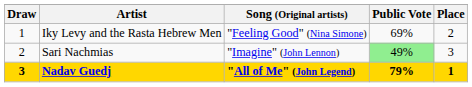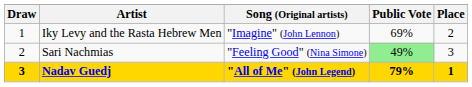(297, 33) "Feeling Good" (Nina Simone) -> (283, 33) "Imagine" (John Lennon)
(283, 52) "Imagine" (John Lennon) -> (297, 52) "Feeling Good" (Nina Simone)
